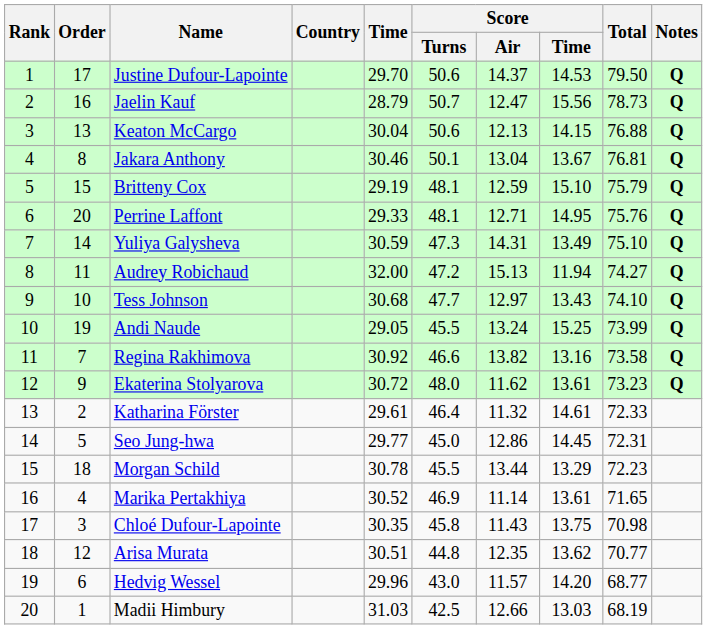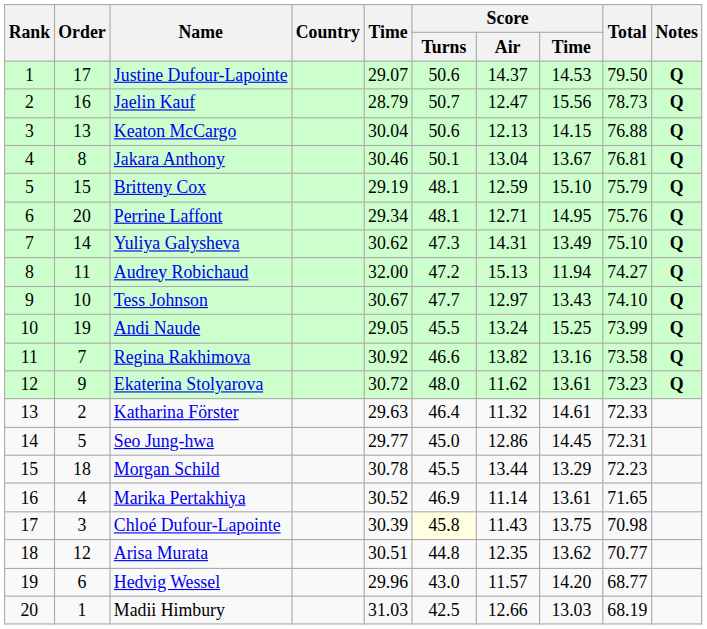(388, 74) 29.70 -> (388, 74) 29.07
(388, 215) 29.33 -> (388, 215) 29.34
(388, 243) 30.59 -> (388, 243) 30.62
(388, 300) 30.68 -> (388, 300) 30.67
(388, 412) 29.61 -> (388, 412) 29.63
(388, 525) 30.35 -> (388, 525) 30.39
(444, 525) no background -> (444, 525) lightyellow background
